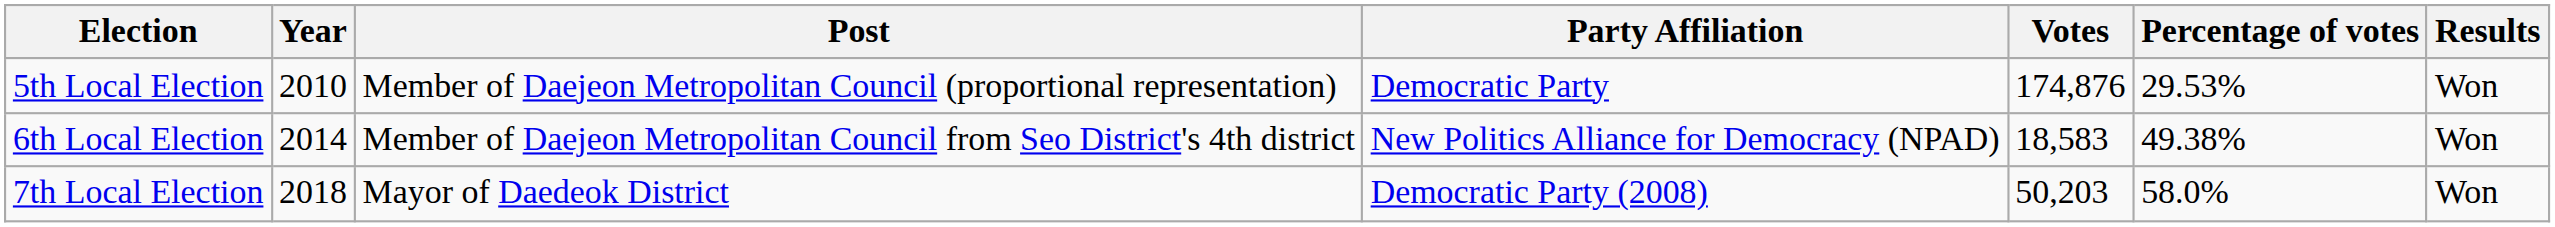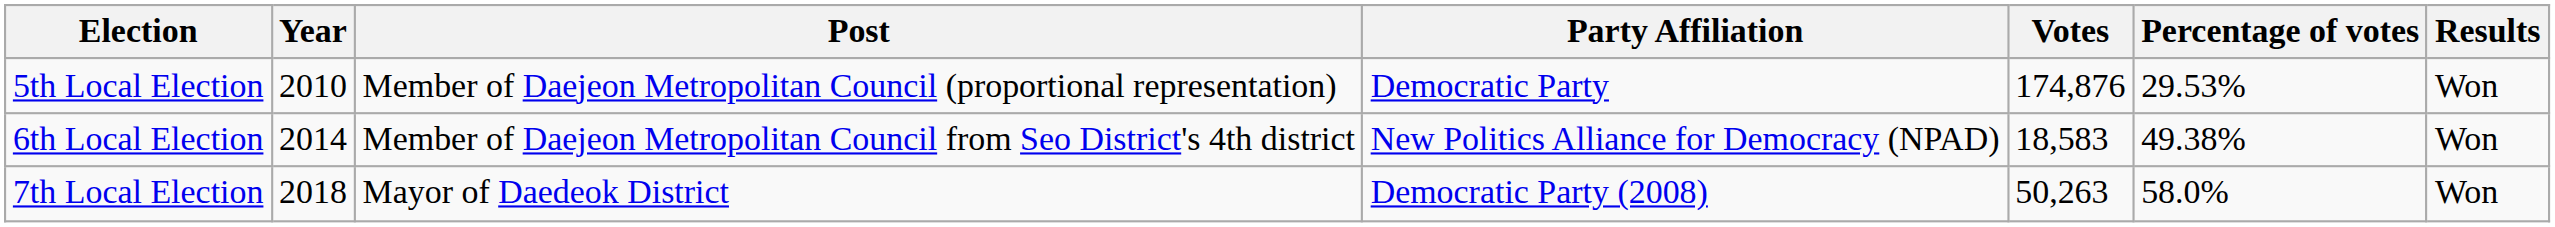(2062, 192) 50,203 -> (2062, 192) 50,263
